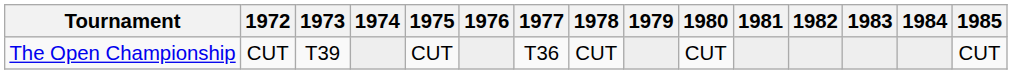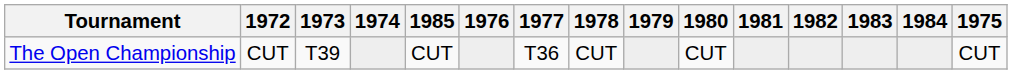columns swapped: (432, 21) <-> (980, 21)
